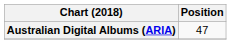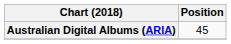(202, 30) 47 -> (202, 30) 45
